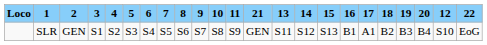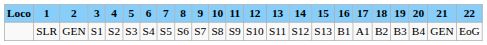columns swapped: (445, 13) <-> (258, 13)
